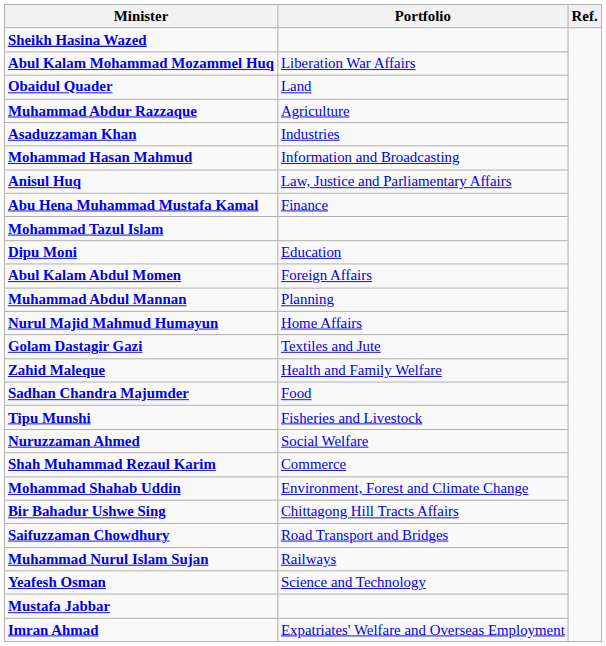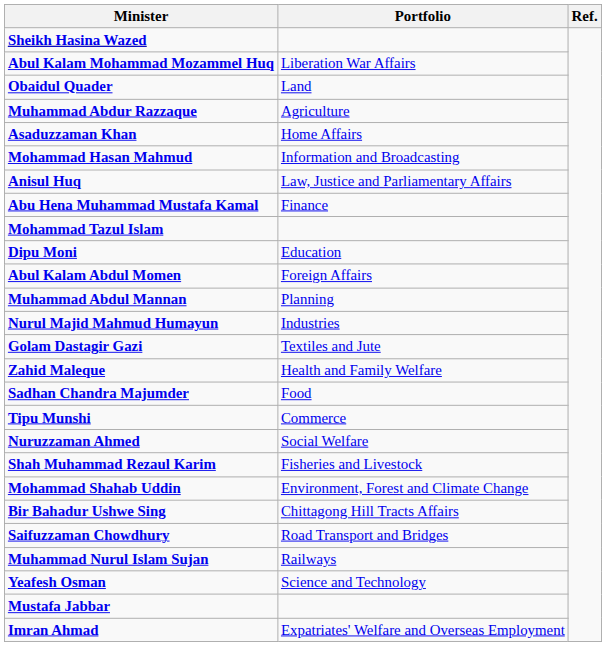(310, 134) Industries -> (322, 134) Home Affairs
(322, 323) Home Affairs -> (310, 323) Industries
(352, 417) Fisheries and Livestock -> (314, 417) Commerce
(314, 464) Commerce -> (352, 464) Fisheries and Livestock
